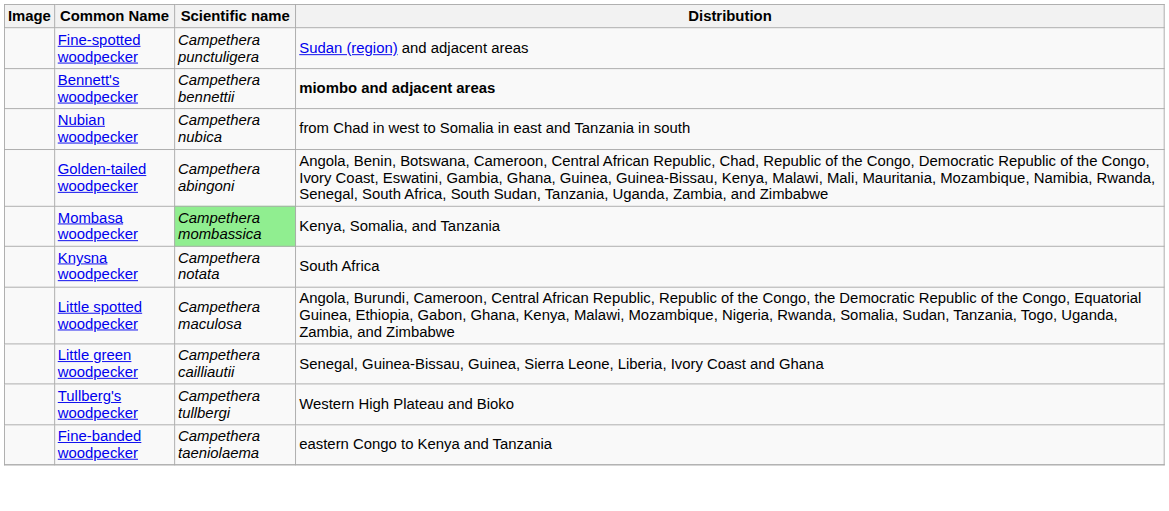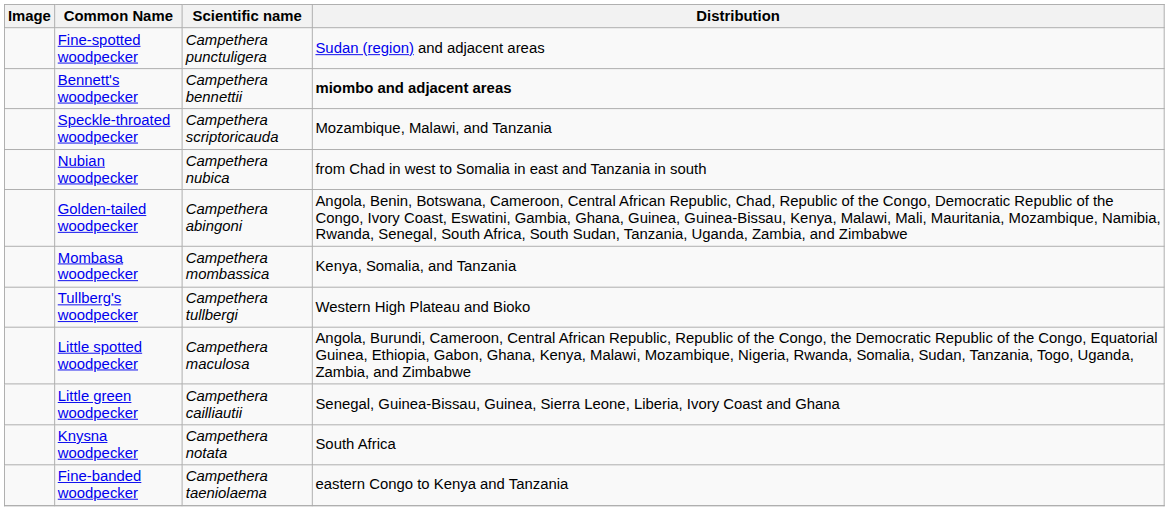+ row: (114, 128)
(220, 226) lightgreen background -> (228, 266) no background
rows swapped: (98, 266) <-> (98, 404)
